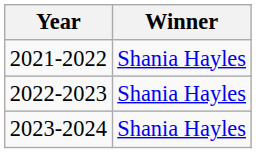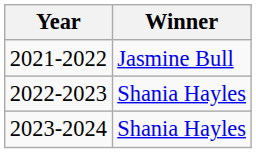(182, 57) Shania Hayles -> (175, 57) Jasmine Bull
